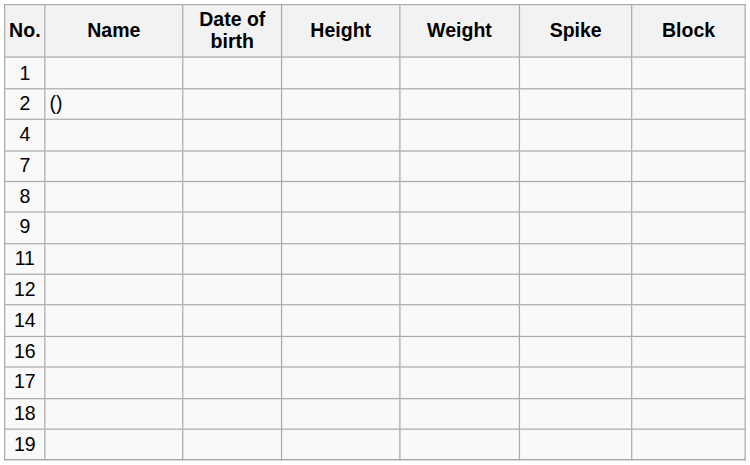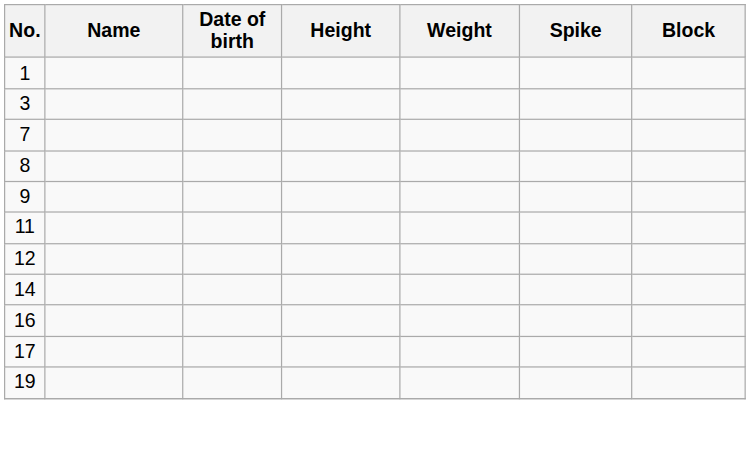- row: (25, 103)
+ row: (25, 103)
- row: (25, 134)
- row: (25, 413)
